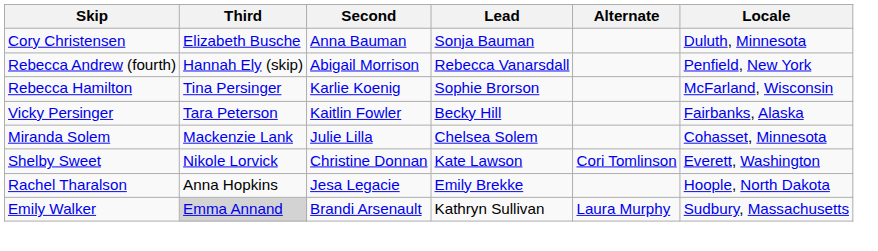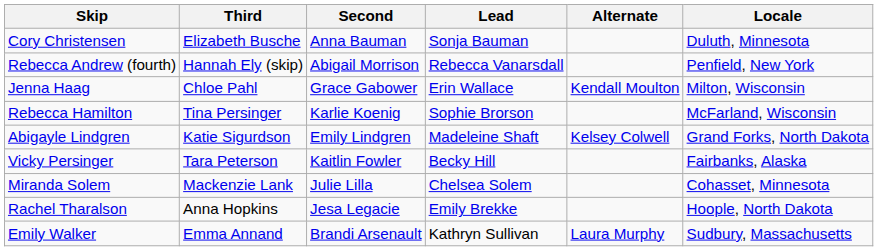+ row: (49, 88)
+ row: (69, 137)
- row: (54, 161)
(233, 209) lightgrey background -> (233, 233) no background
